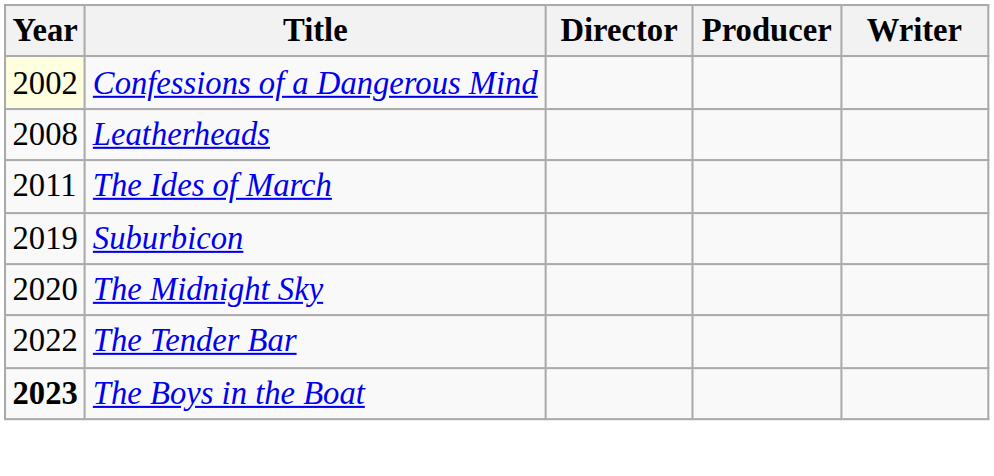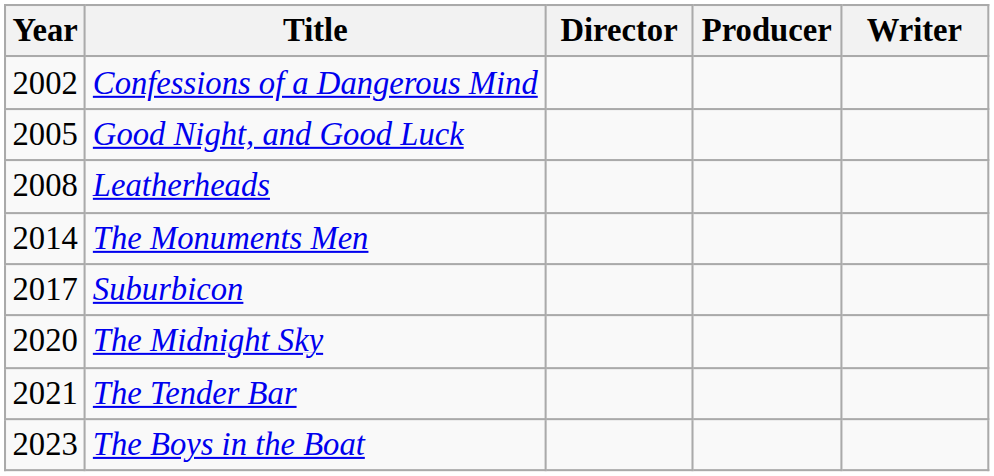(45, 82) lightyellow background -> (45, 82) no background
+ row: (278, 133)
- row: (212, 185)
+ row: (231, 237)
(45, 237) 2019 -> (45, 289) 2017
(45, 340) 2022 -> (45, 392) 2021
(45, 392) bold -> (45, 444) normal
